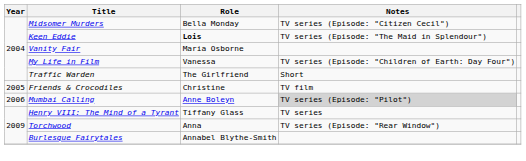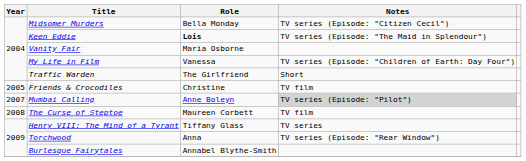(16, 100) 2006 -> (16, 100) 2007
+ row: (76, 112)
